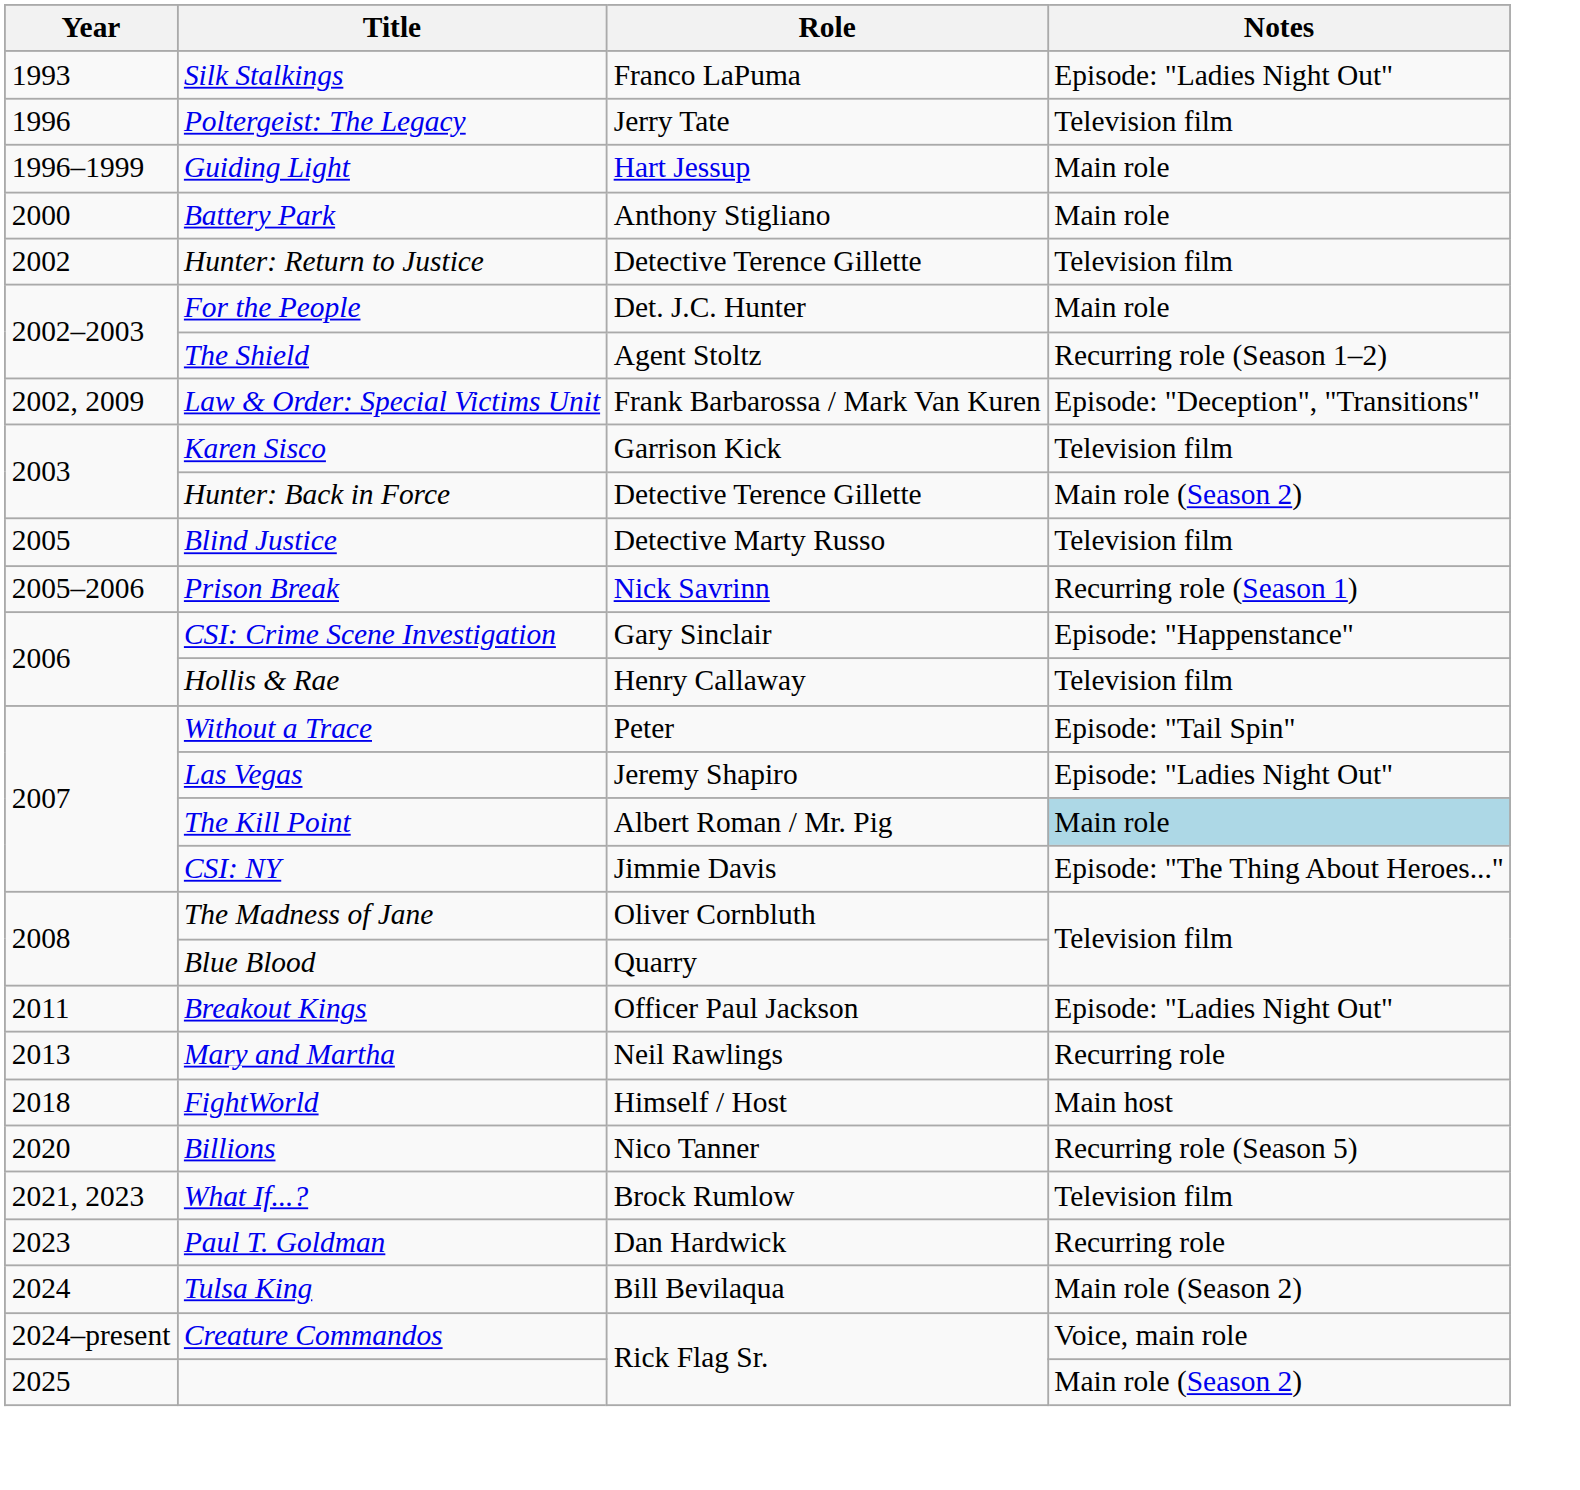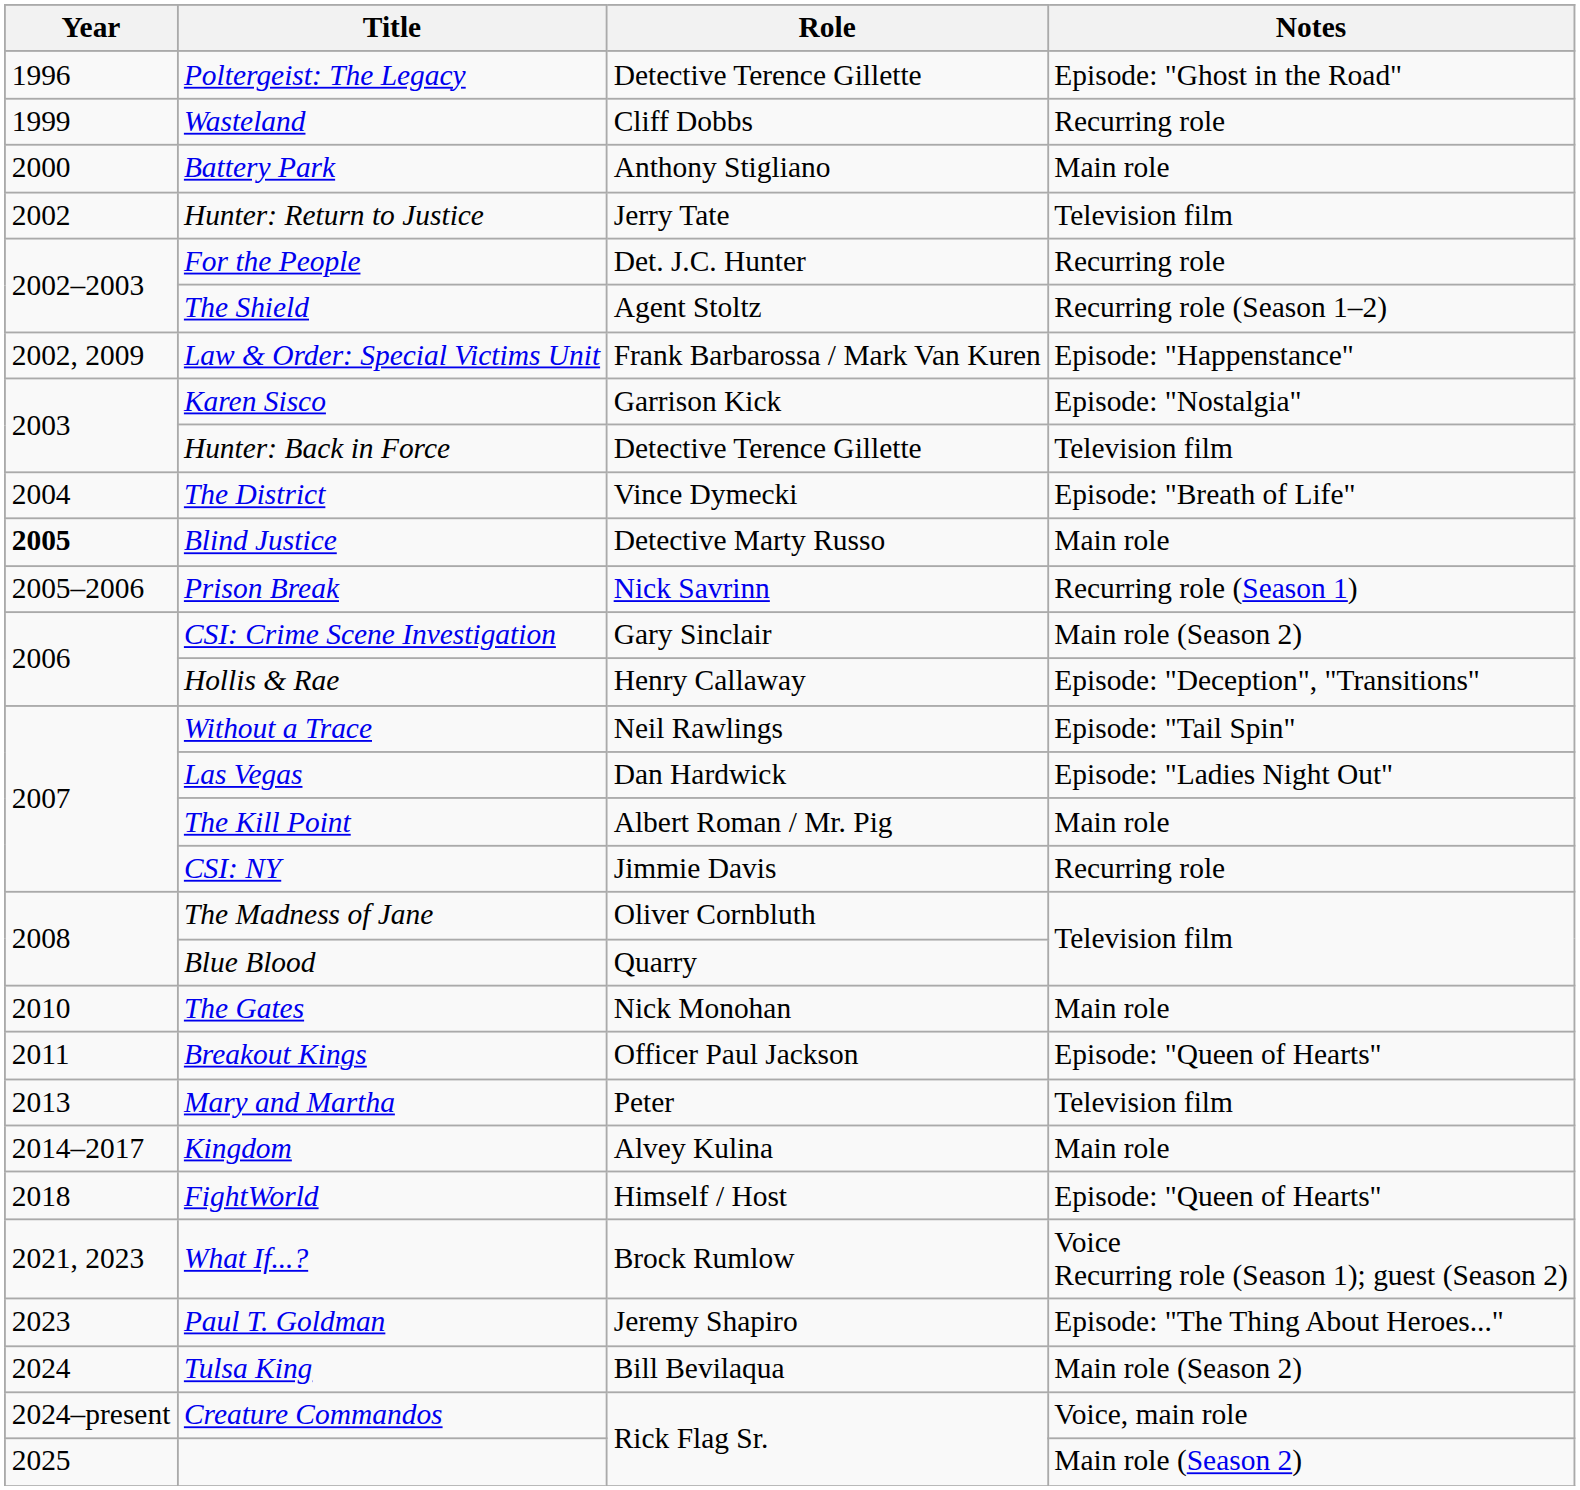- row: (264, 74)
(672, 121) Jerry Tate -> (768, 74) Detective Terence Gillette
(1144, 121) Television film -> (1228, 74) Episode: "Ghost in the Road"
- row: (267, 167)
+ row: (245, 121)
(768, 261) Detective Terence Gillette -> (672, 214) Jerry Tate
(1112, 307) Main role -> (1140, 261) Recurring role
(1267, 401) Episode: "Deception", "Transitions" -> (1204, 354) Episode: "Happenstance"
(1144, 448) Television film -> (1178, 401) Episode: "Nostalgia"
(1178, 494) Main role (Season 2) -> (1144, 448) Television film
+ row: (255, 494)
(41, 541) normal -> (41, 541) bold
(1144, 541) Television film -> (1112, 541) Main role
(1204, 634) Episode: "Happenstance" -> (1178, 634) Main role (Season 2)
(1144, 681) Television film -> (1267, 681) Episode: "Deception", "Transitions"
(644, 728) Peter -> (698, 728) Neil Rawlings
(706, 774) Jeremy Shapiro -> (700, 774) Dan Hardwick
(1112, 821) lightblue background -> (1112, 821) no background
(1279, 868) Episode: "The Thing About Heroes..." -> (1140, 868) Recurring role
+ row: (244, 1008)
(1224, 1008) Episode: "Ladies Night Out" -> (1218, 1055) Episode: "Queen of Hearts"
(698, 1055) Neil Rawlings -> (644, 1101) Peter
(1140, 1055) Recurring role -> (1144, 1101) Television film
+ row: (238, 1148)
(1114, 1101) Main host -> (1218, 1195) Episode: "Queen of Hearts"
- row: (230, 1148)
(1144, 1195) Television film -> (1311, 1258) Voice Recurring role (Season 1); guest (Season 2)
(700, 1241) Dan Hardwick -> (706, 1321) Jeremy Shapiro
(1140, 1241) Recurring role -> (1279, 1321) Episode: "The Thing About Heroes..."
